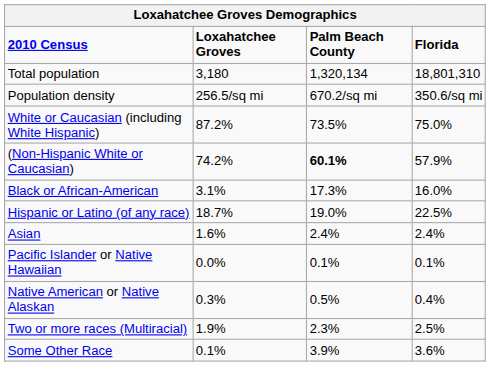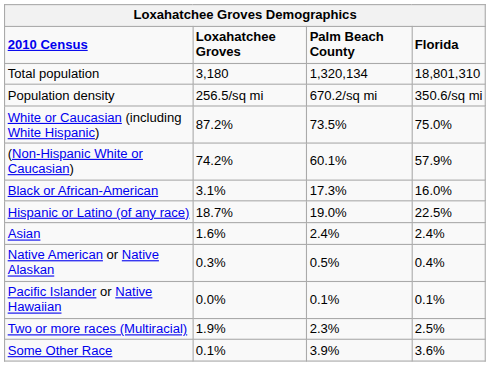(328, 161) bold -> (328, 161) normal
rows swapped: (83, 300) <-> (80, 263)
